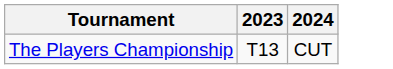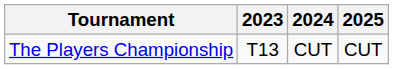+ column: (363, 20)
